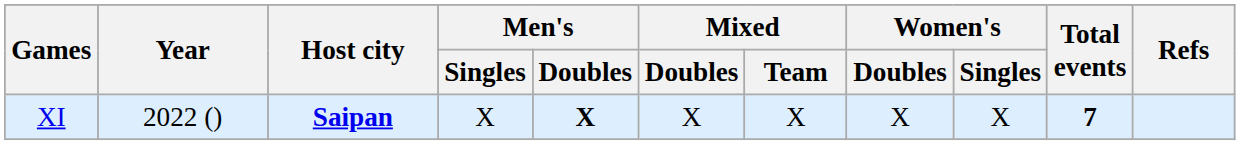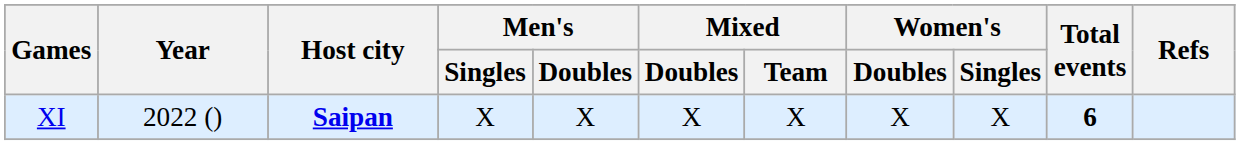(585, 116) bold -> (585, 116) normal
(1090, 116) 7 -> (1090, 116) 6
